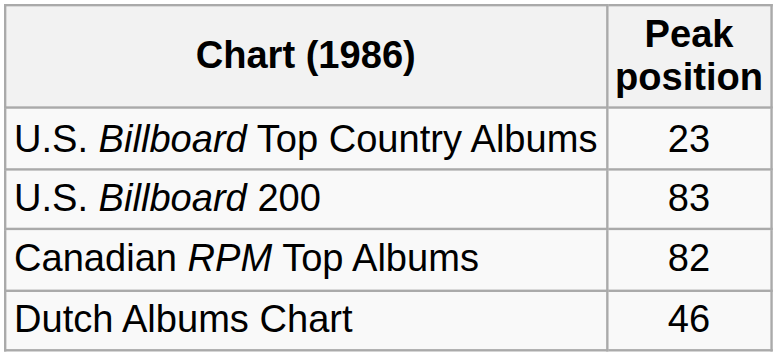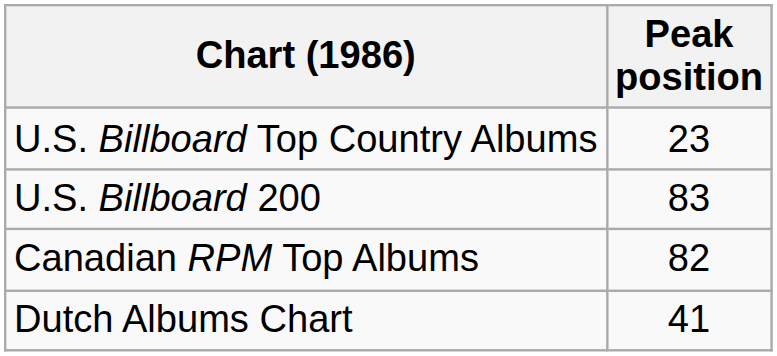(689, 319) 46 -> (689, 319) 41
